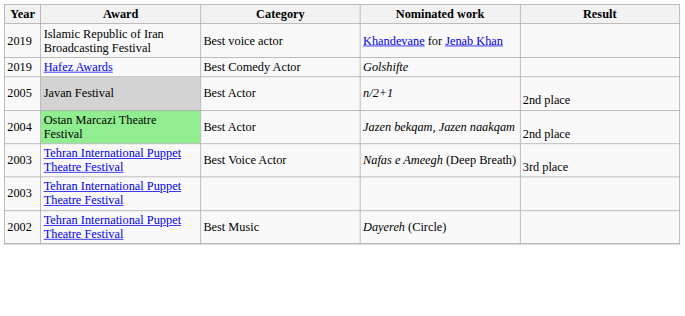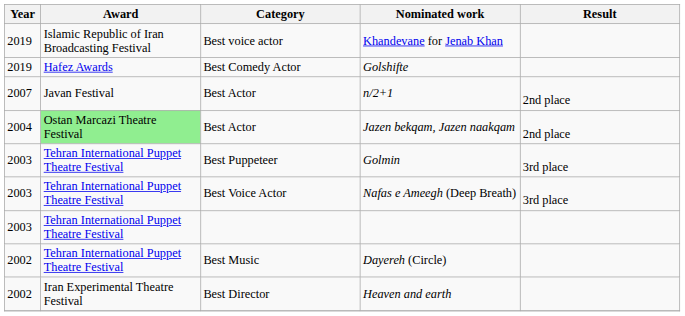(20, 93) 2005 -> (20, 93) 2007
(79, 93) lightgrey background -> (79, 93) no background
+ row: (241, 160)
+ row: (236, 294)
